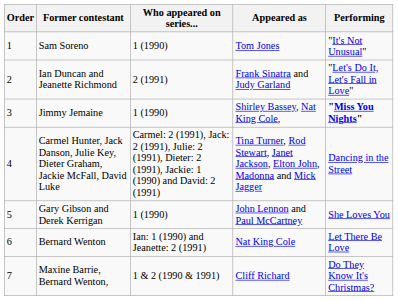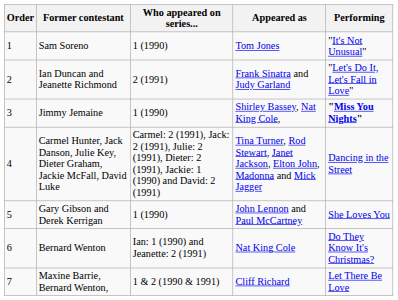(355, 242) Let There Be Love -> (351, 248) Do They Know It's Christmas?
(351, 276) Do They Know It's Christmas? -> (355, 281) Let There Be Love
